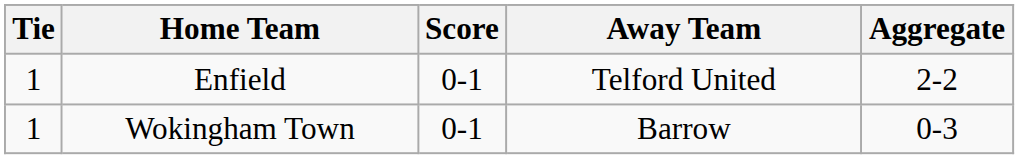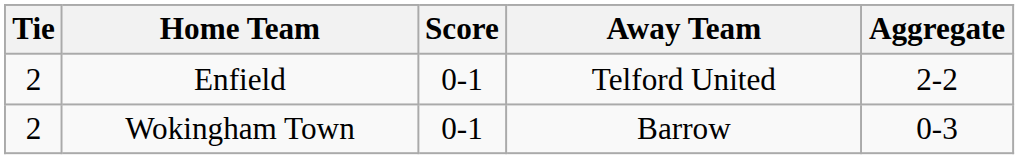(34, 78) 1 -> (34, 78) 2
(34, 128) 1 -> (34, 128) 2
